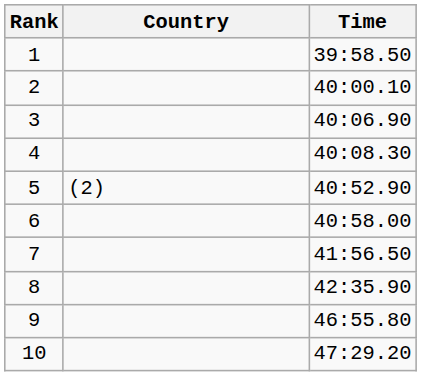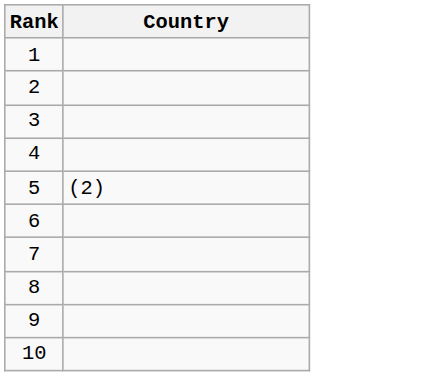- column: (363, 21)
